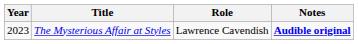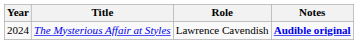(18, 30) 2023 -> (18, 30) 2024
